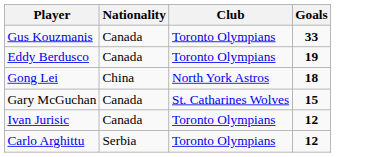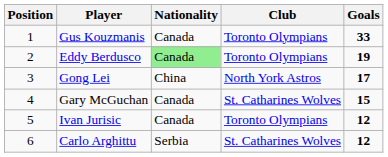+ column: (30, 15)
(122, 57) no background -> (174, 57) lightgreen background
(312, 78) 18 -> (363, 78) 17
(224, 141) Toronto Olympians -> (282, 141) St. Catharines Wolves
